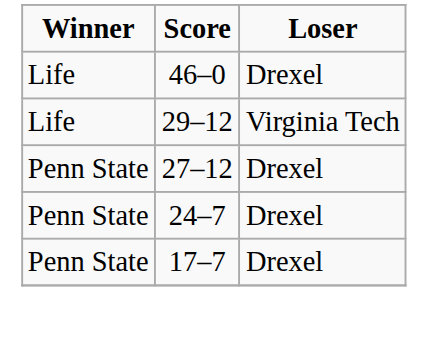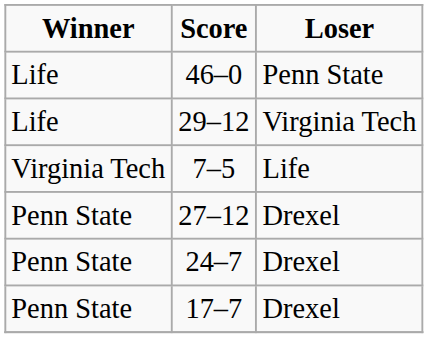(285, 74) Drexel -> (323, 74) Penn State
+ row: (214, 168)
